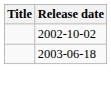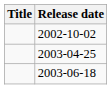+ row: (67, 53)
